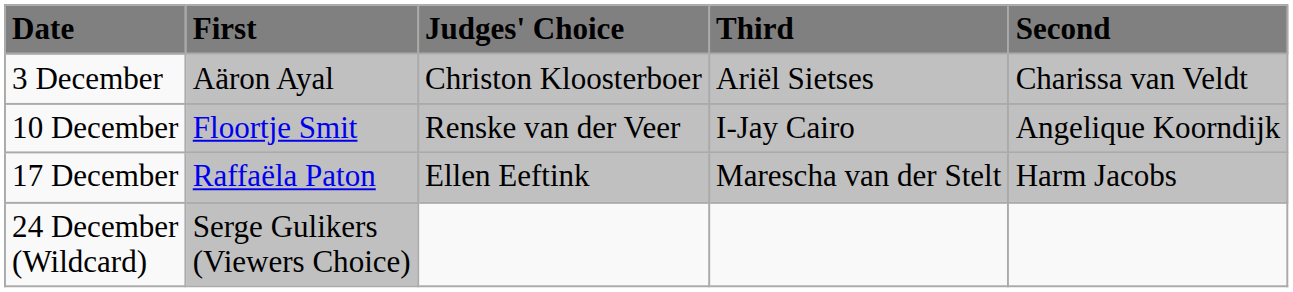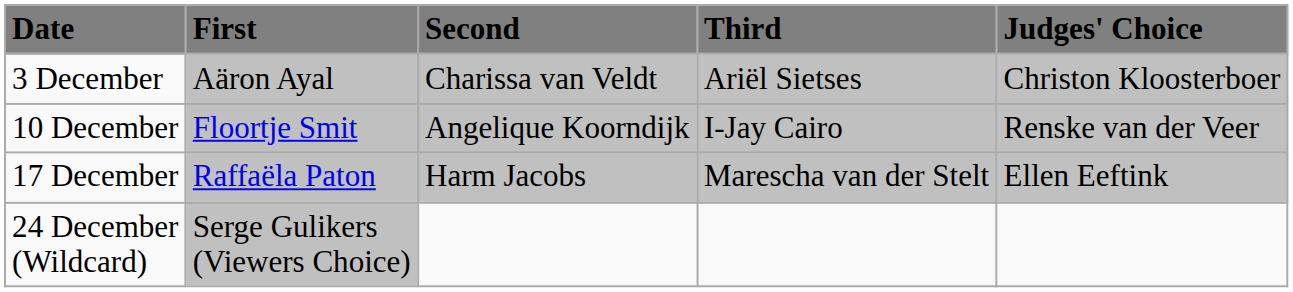columns swapped: (1063, 29) <-> (525, 29)
